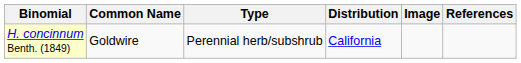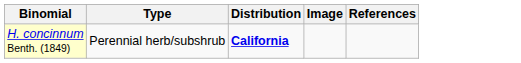- column: (135, 14)
(355, 41) normal -> (260, 41) bold
